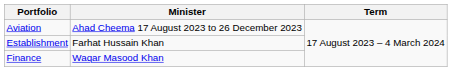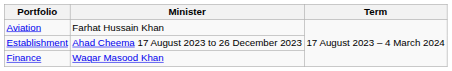(187, 27) Ahad Cheema 17 August 2023 to 26 December 2023 -> (118, 27) Farhat Hussain Khan
(118, 43) Farhat Hussain Khan -> (187, 43) Ahad Cheema 17 August 2023 to 26 December 2023
